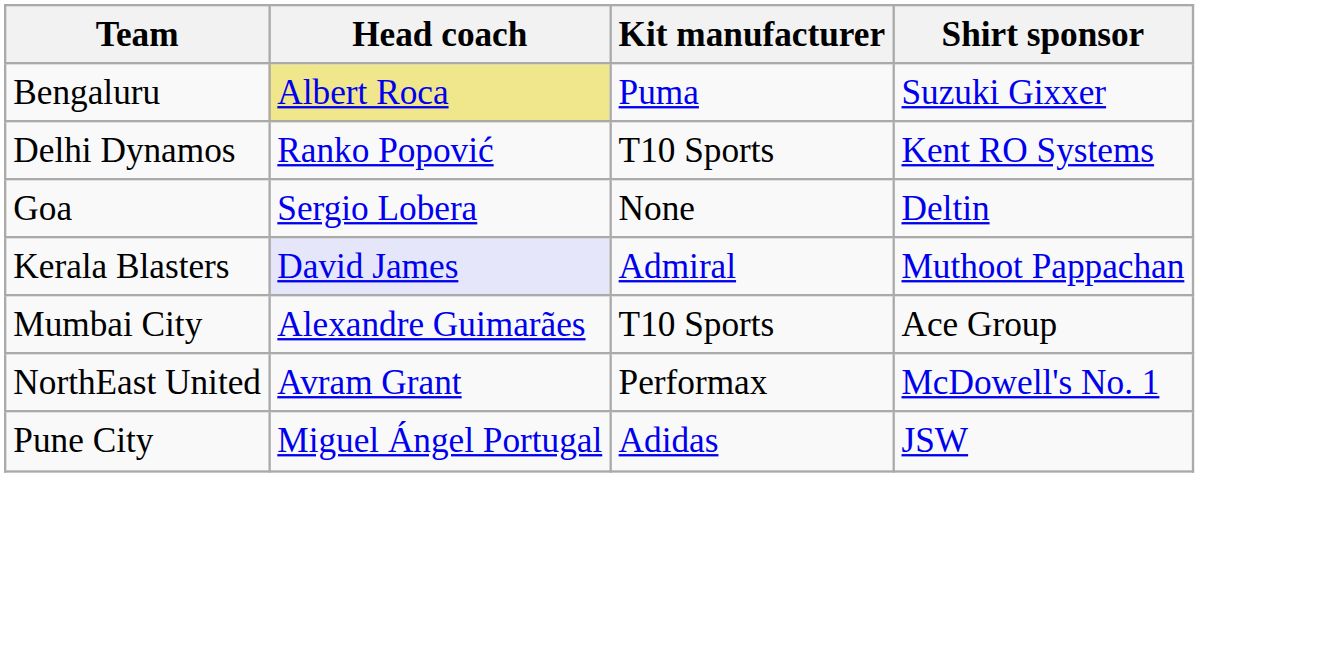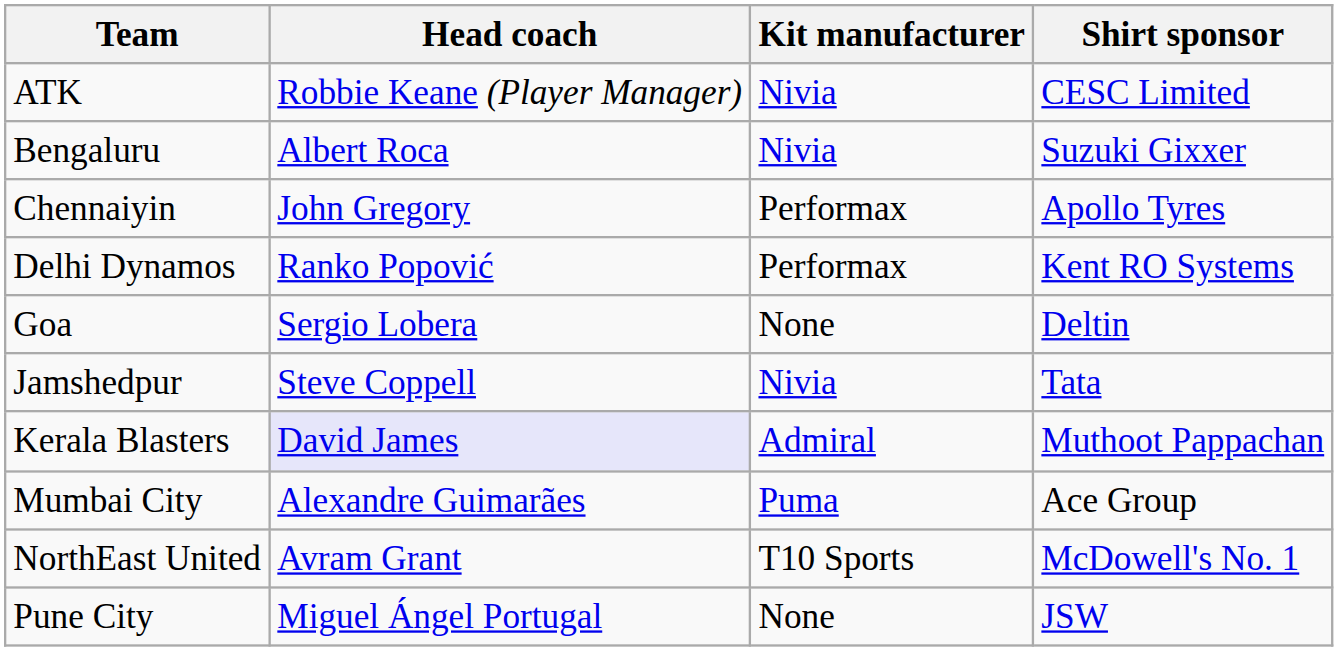+ row: (48, 91)
(363, 91) khaki background -> (363, 150) no background
(659, 91) Puma -> (798, 150) Nivia
+ row: (95, 208)
(696, 150) T10 Sports -> (833, 266) Performax
+ row: (98, 382)
(696, 324) T10 Sports -> (799, 498) Puma
(693, 382) Performax -> (836, 557) T10 Sports
(669, 440) Adidas -> (797, 615) None
